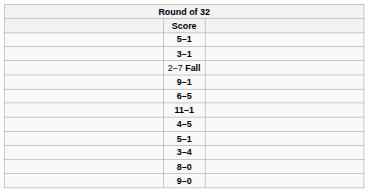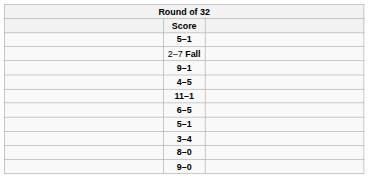- row: (84, 54)
rows swapped: (84, 96) <-> (84, 125)
